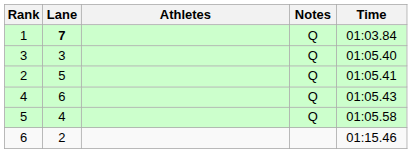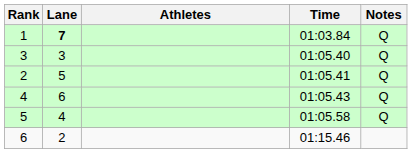columns swapped: (371, 14) <-> (313, 14)
